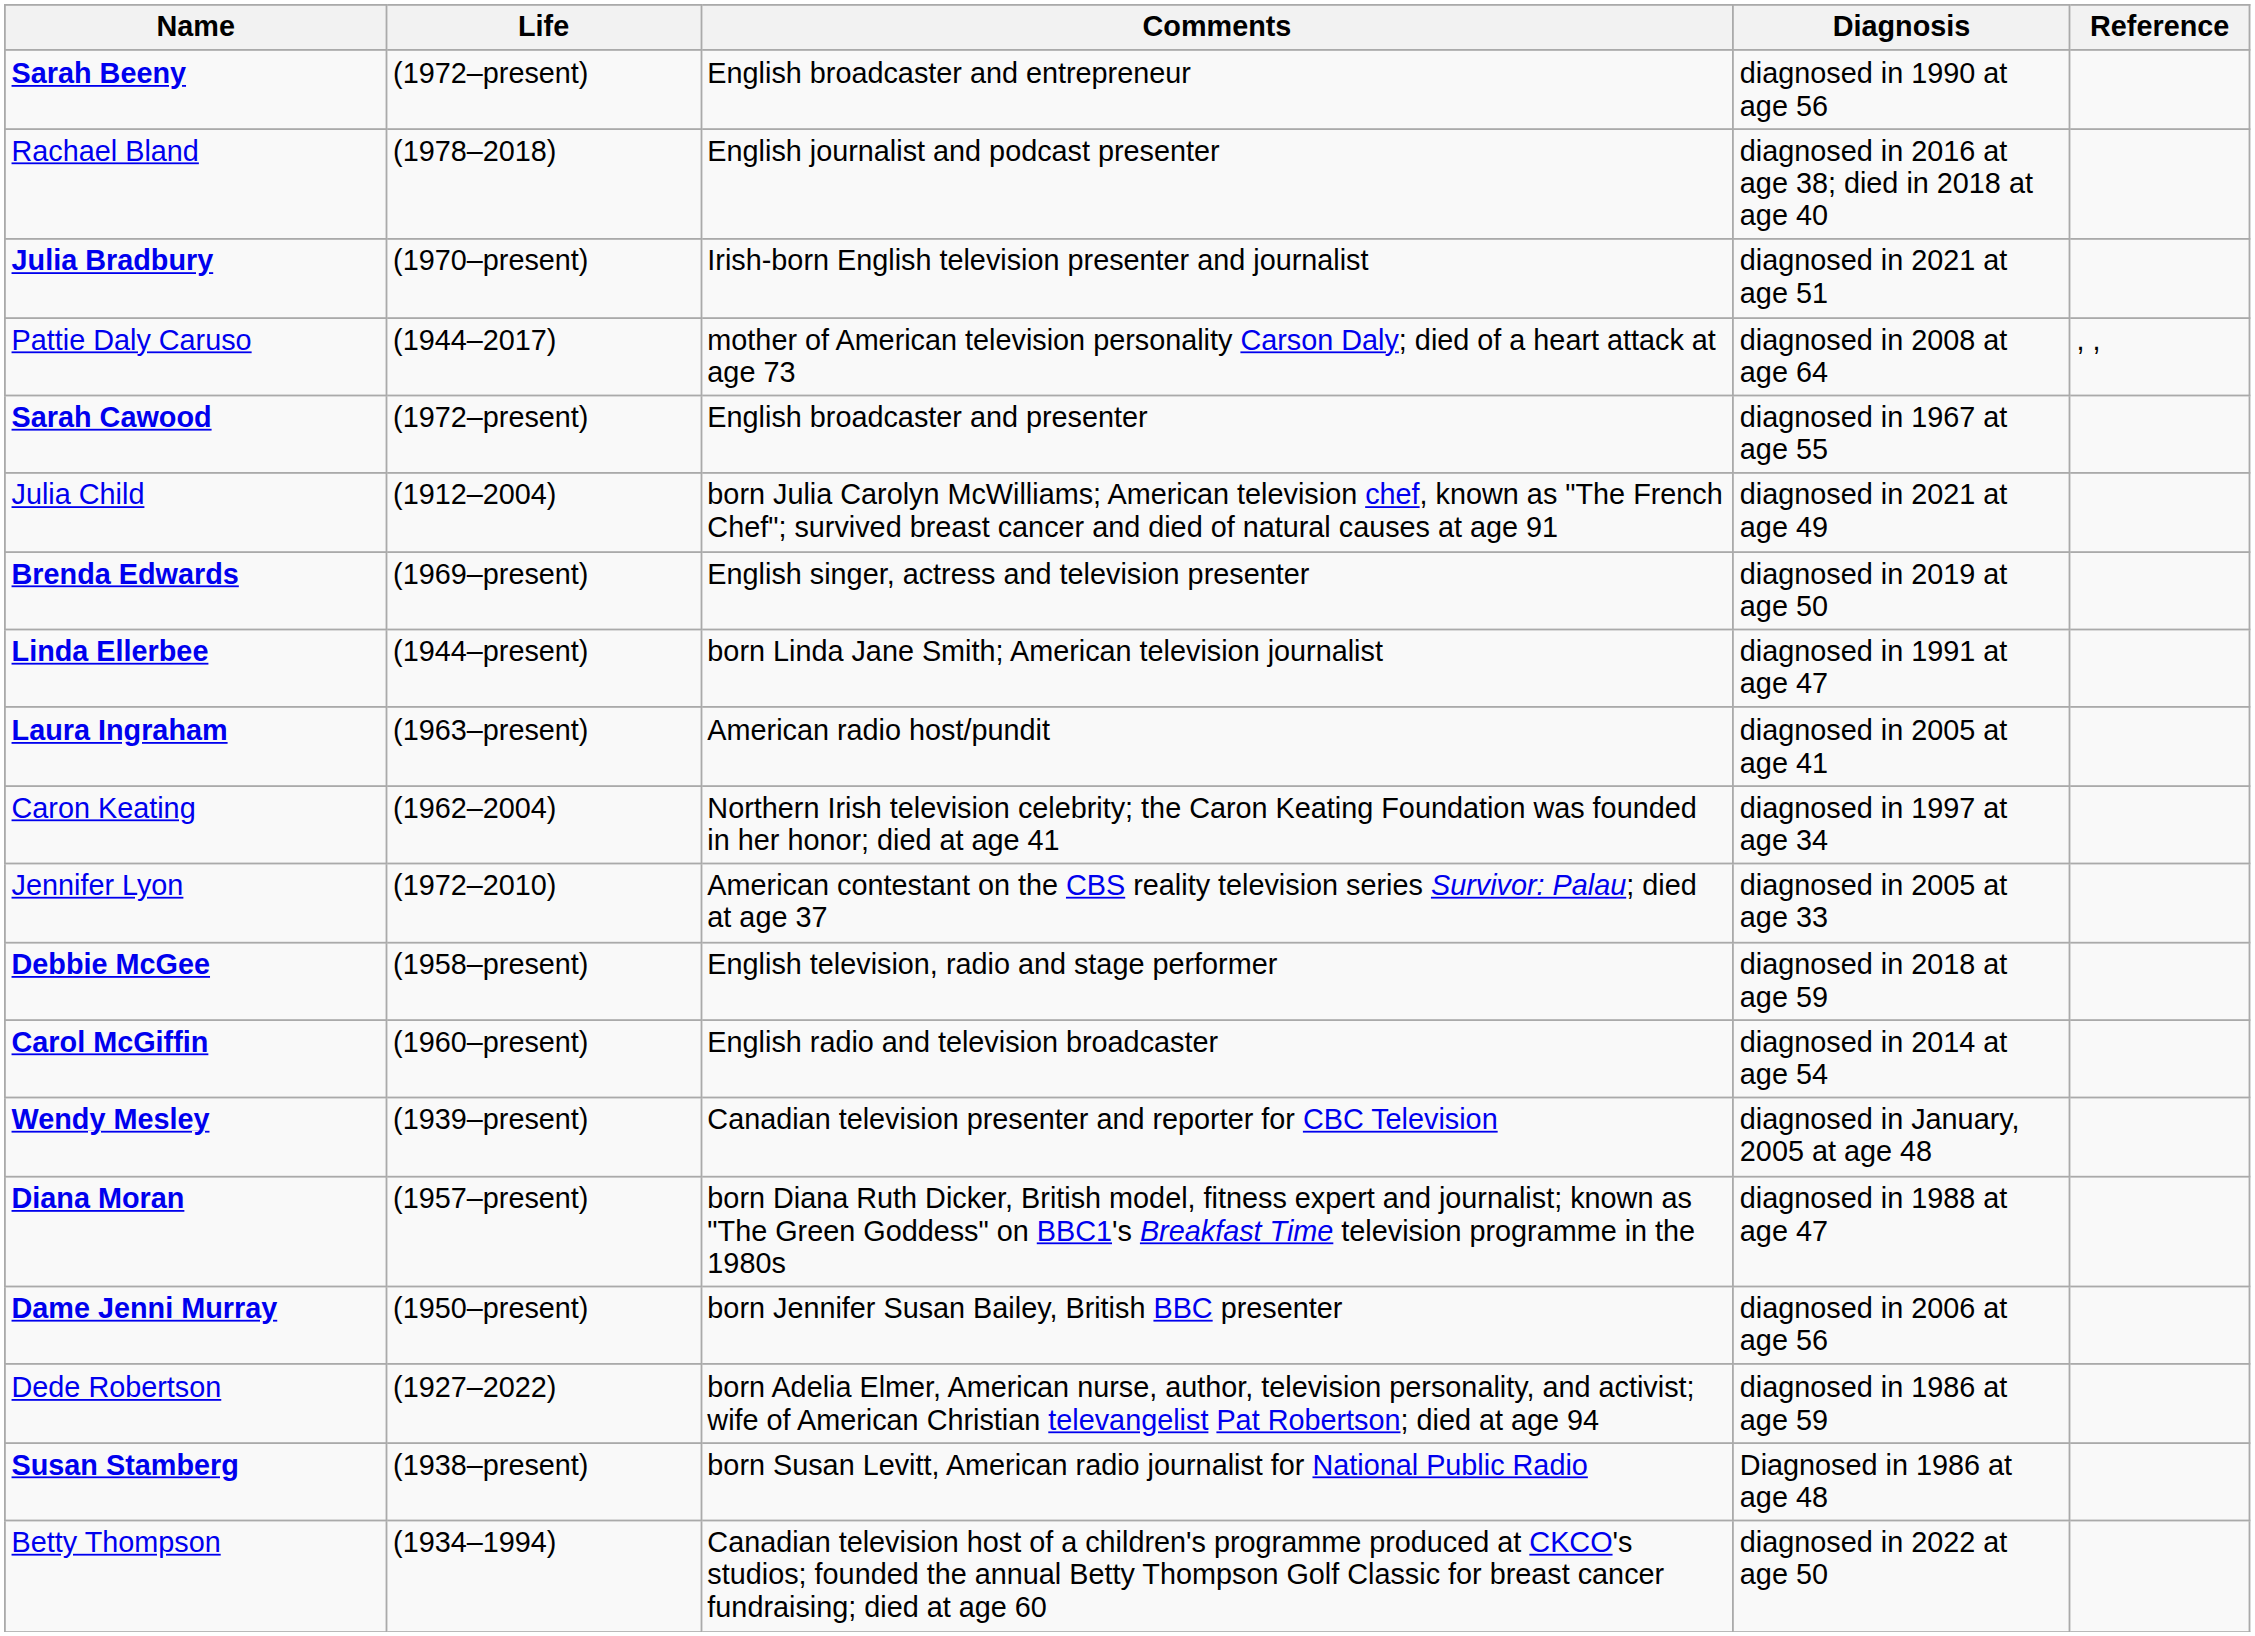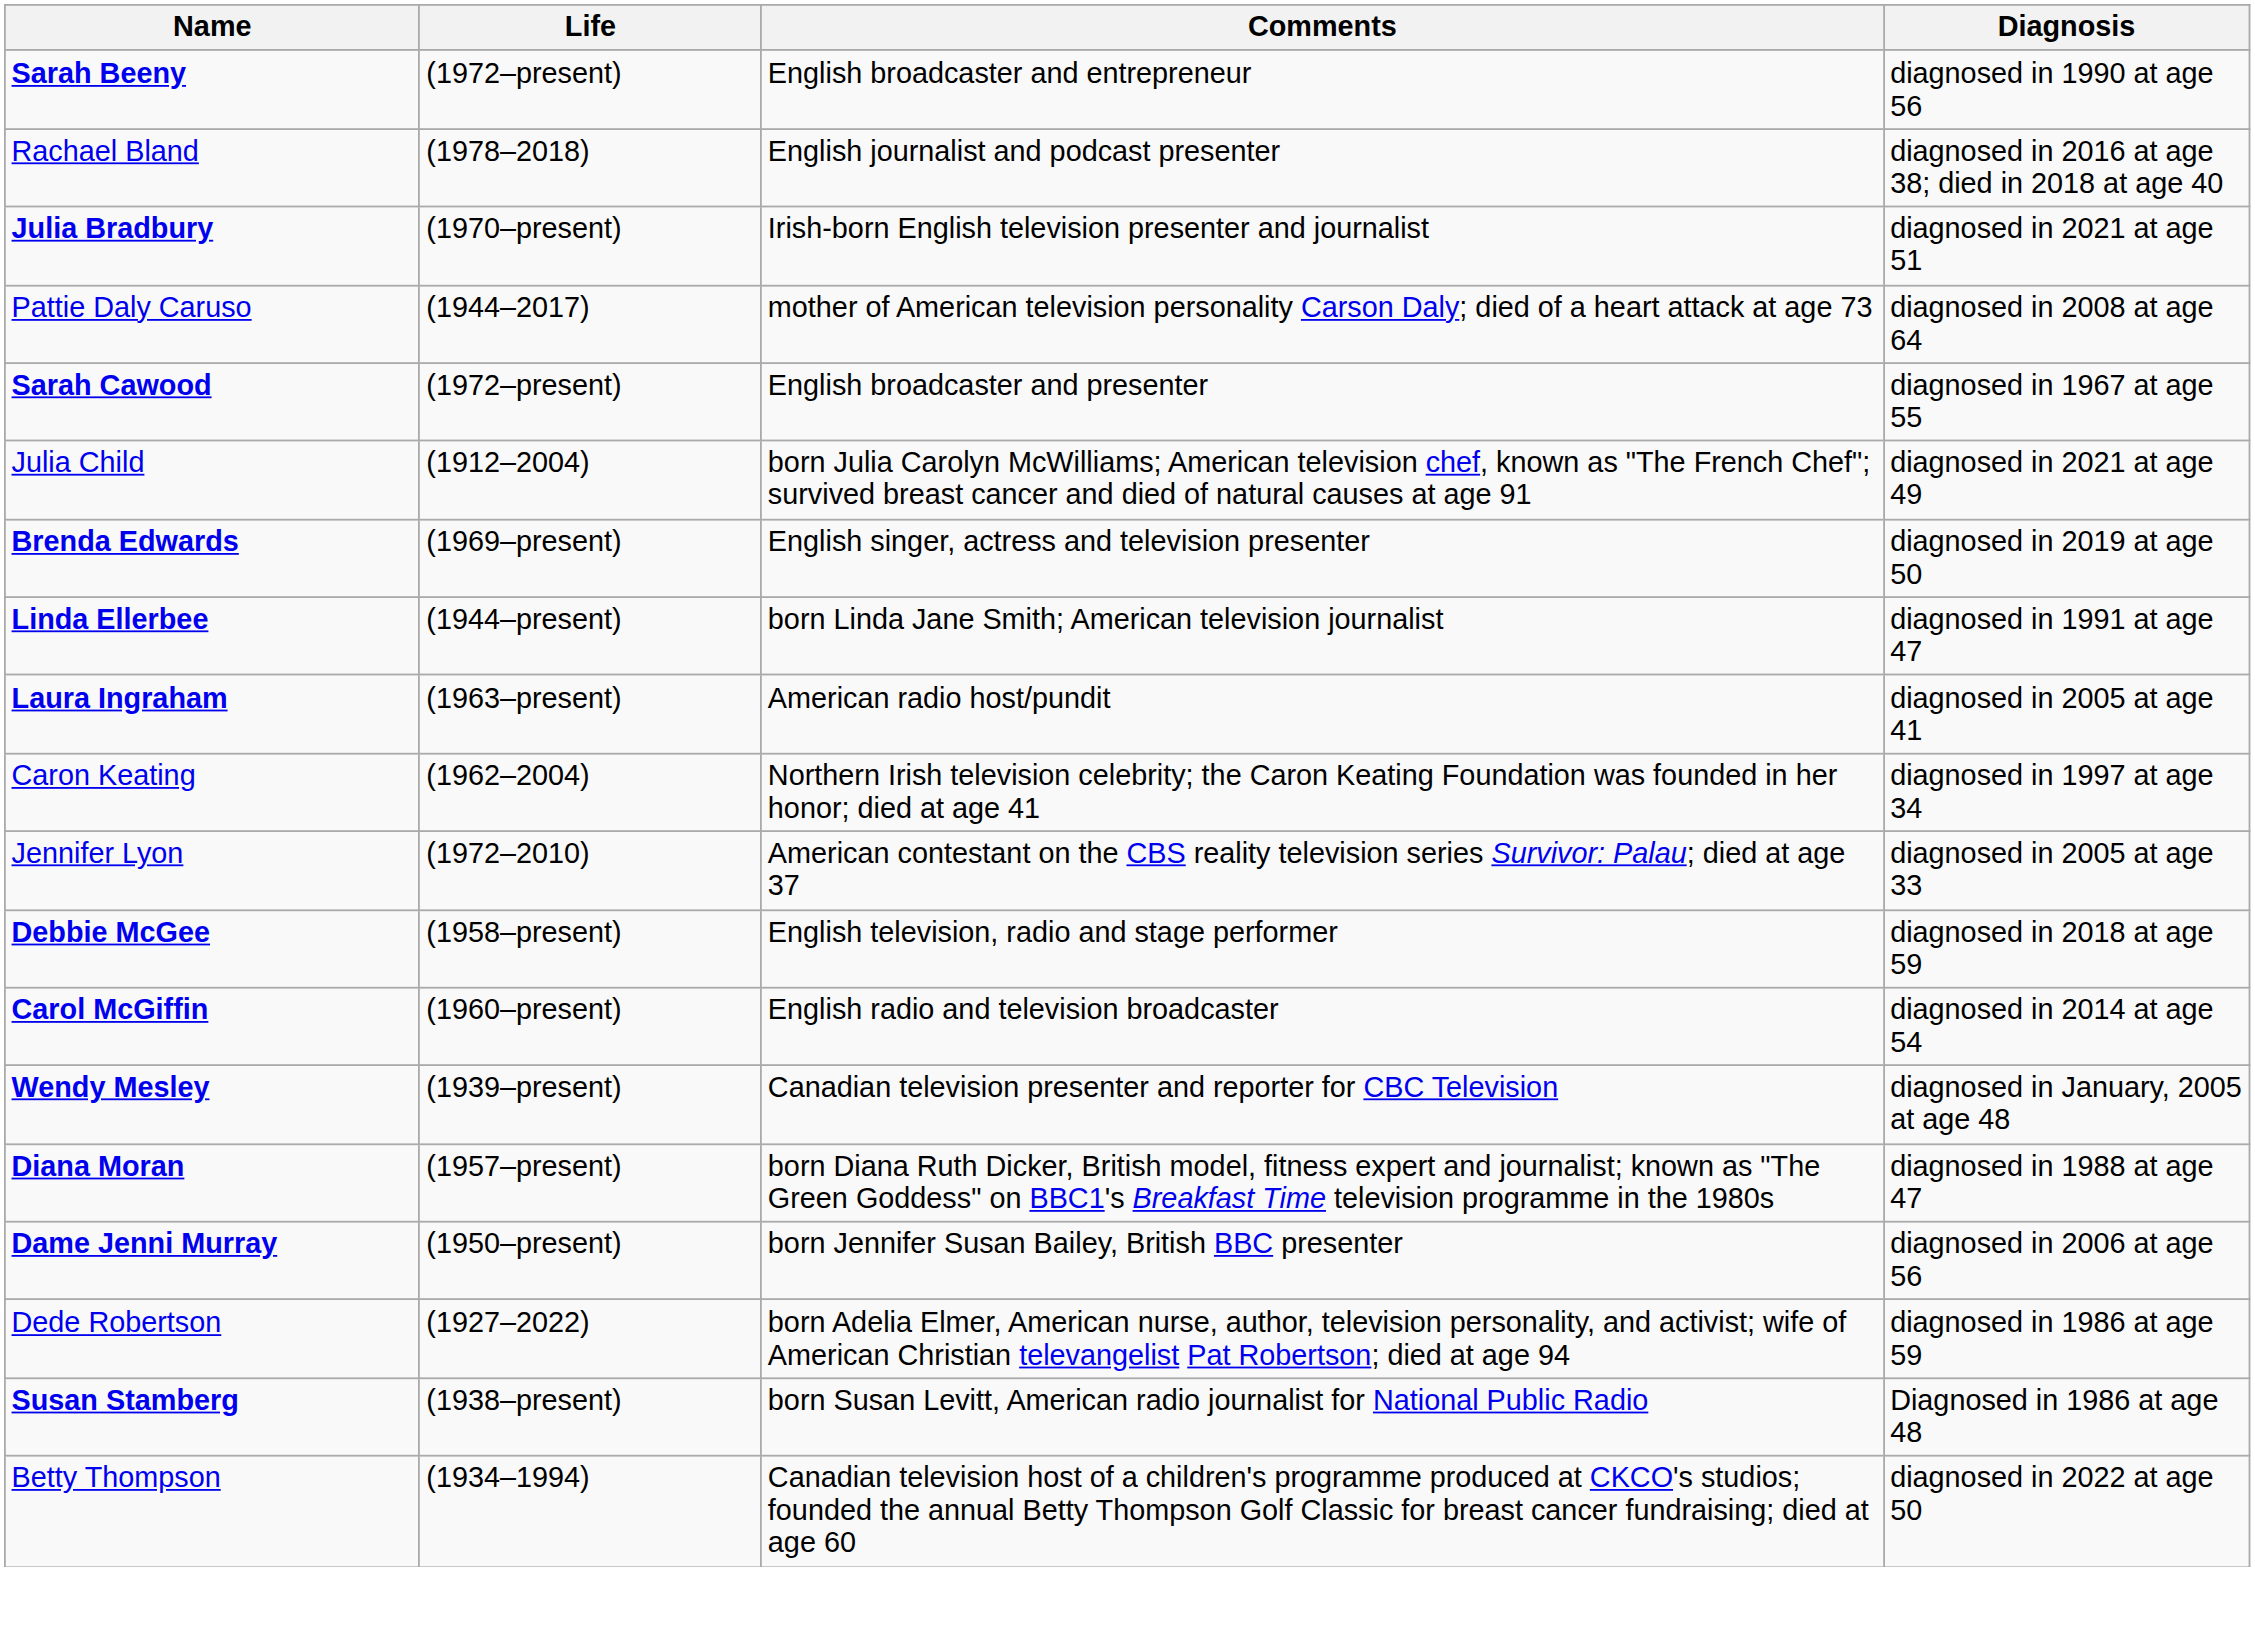- column: (2160, 27)
